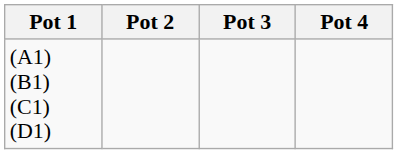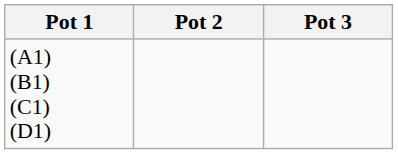- column: (344, 21)
